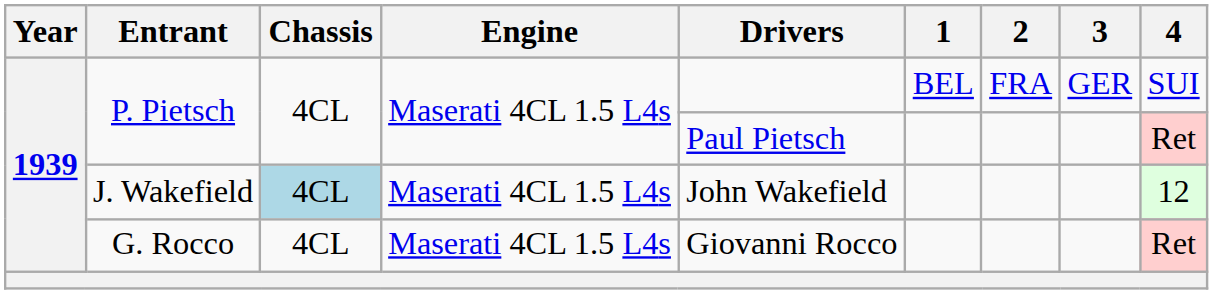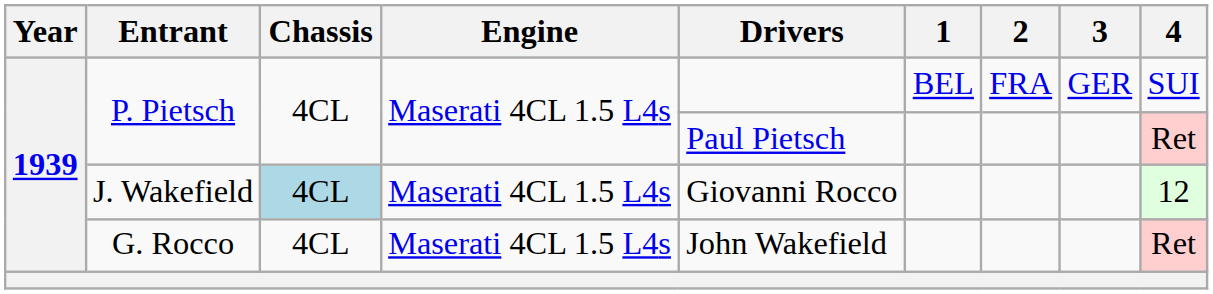(787, 190) John Wakefield -> (792, 190) Giovanni Rocco
(792, 244) Giovanni Rocco -> (787, 244) John Wakefield
